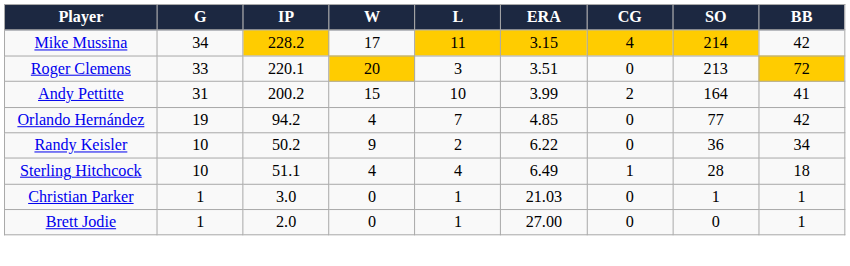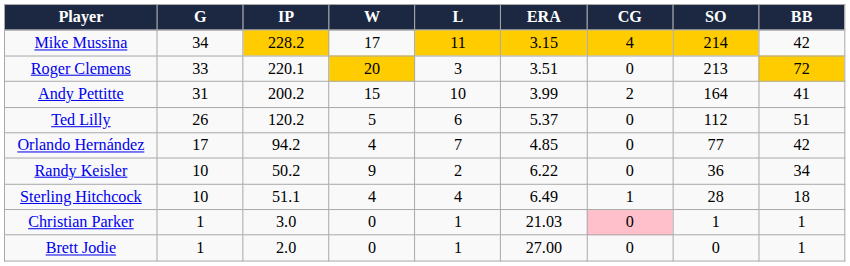+ row: (81, 119)
(200, 119) 19 -> (200, 145) 17
(630, 196) no background -> (630, 222) pink background
